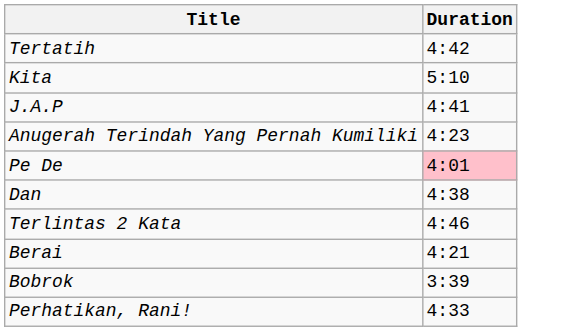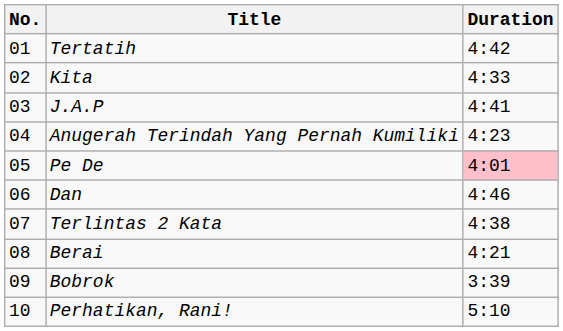+ column: (25, 19)
(448, 78) 5:10 -> (489, 78) 4:33
(448, 195) 4:38 -> (489, 195) 4:46
(448, 224) 4:46 -> (489, 224) 4:38
(448, 312) 4:33 -> (489, 312) 5:10
